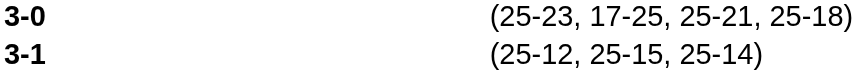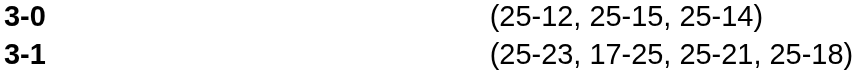(671, 16) (25-23, 17-25, 25-21, 25-18) -> (626, 16) (25-12, 25-15, 25-14)
(626, 54) (25-12, 25-15, 25-14) -> (671, 54) (25-23, 17-25, 25-21, 25-18)
